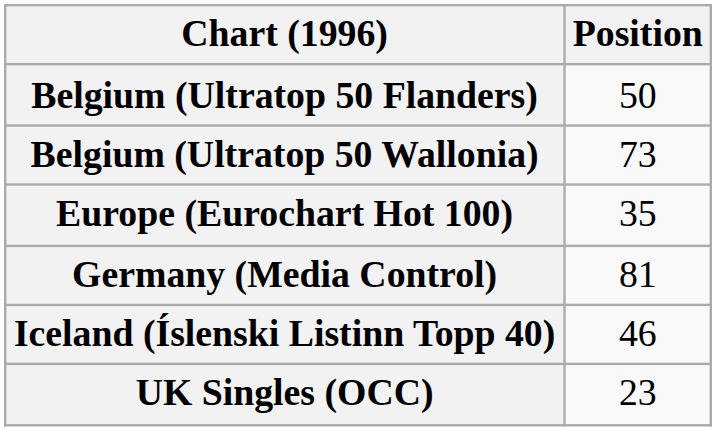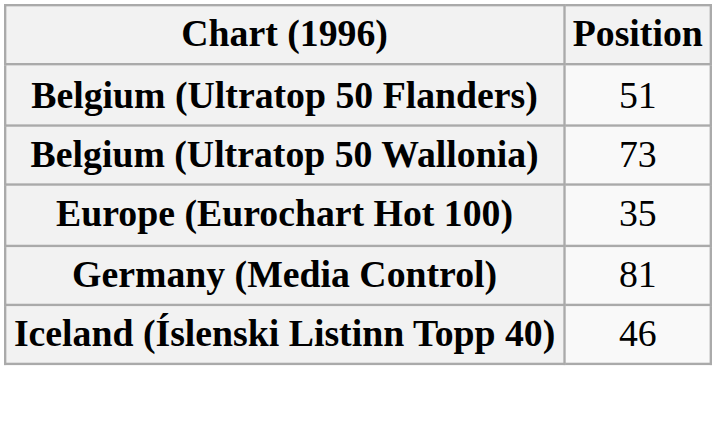(638, 94) 50 -> (638, 94) 51
- row: (285, 393)
